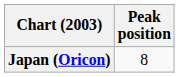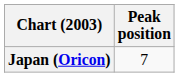(144, 59) 8 -> (144, 59) 7
